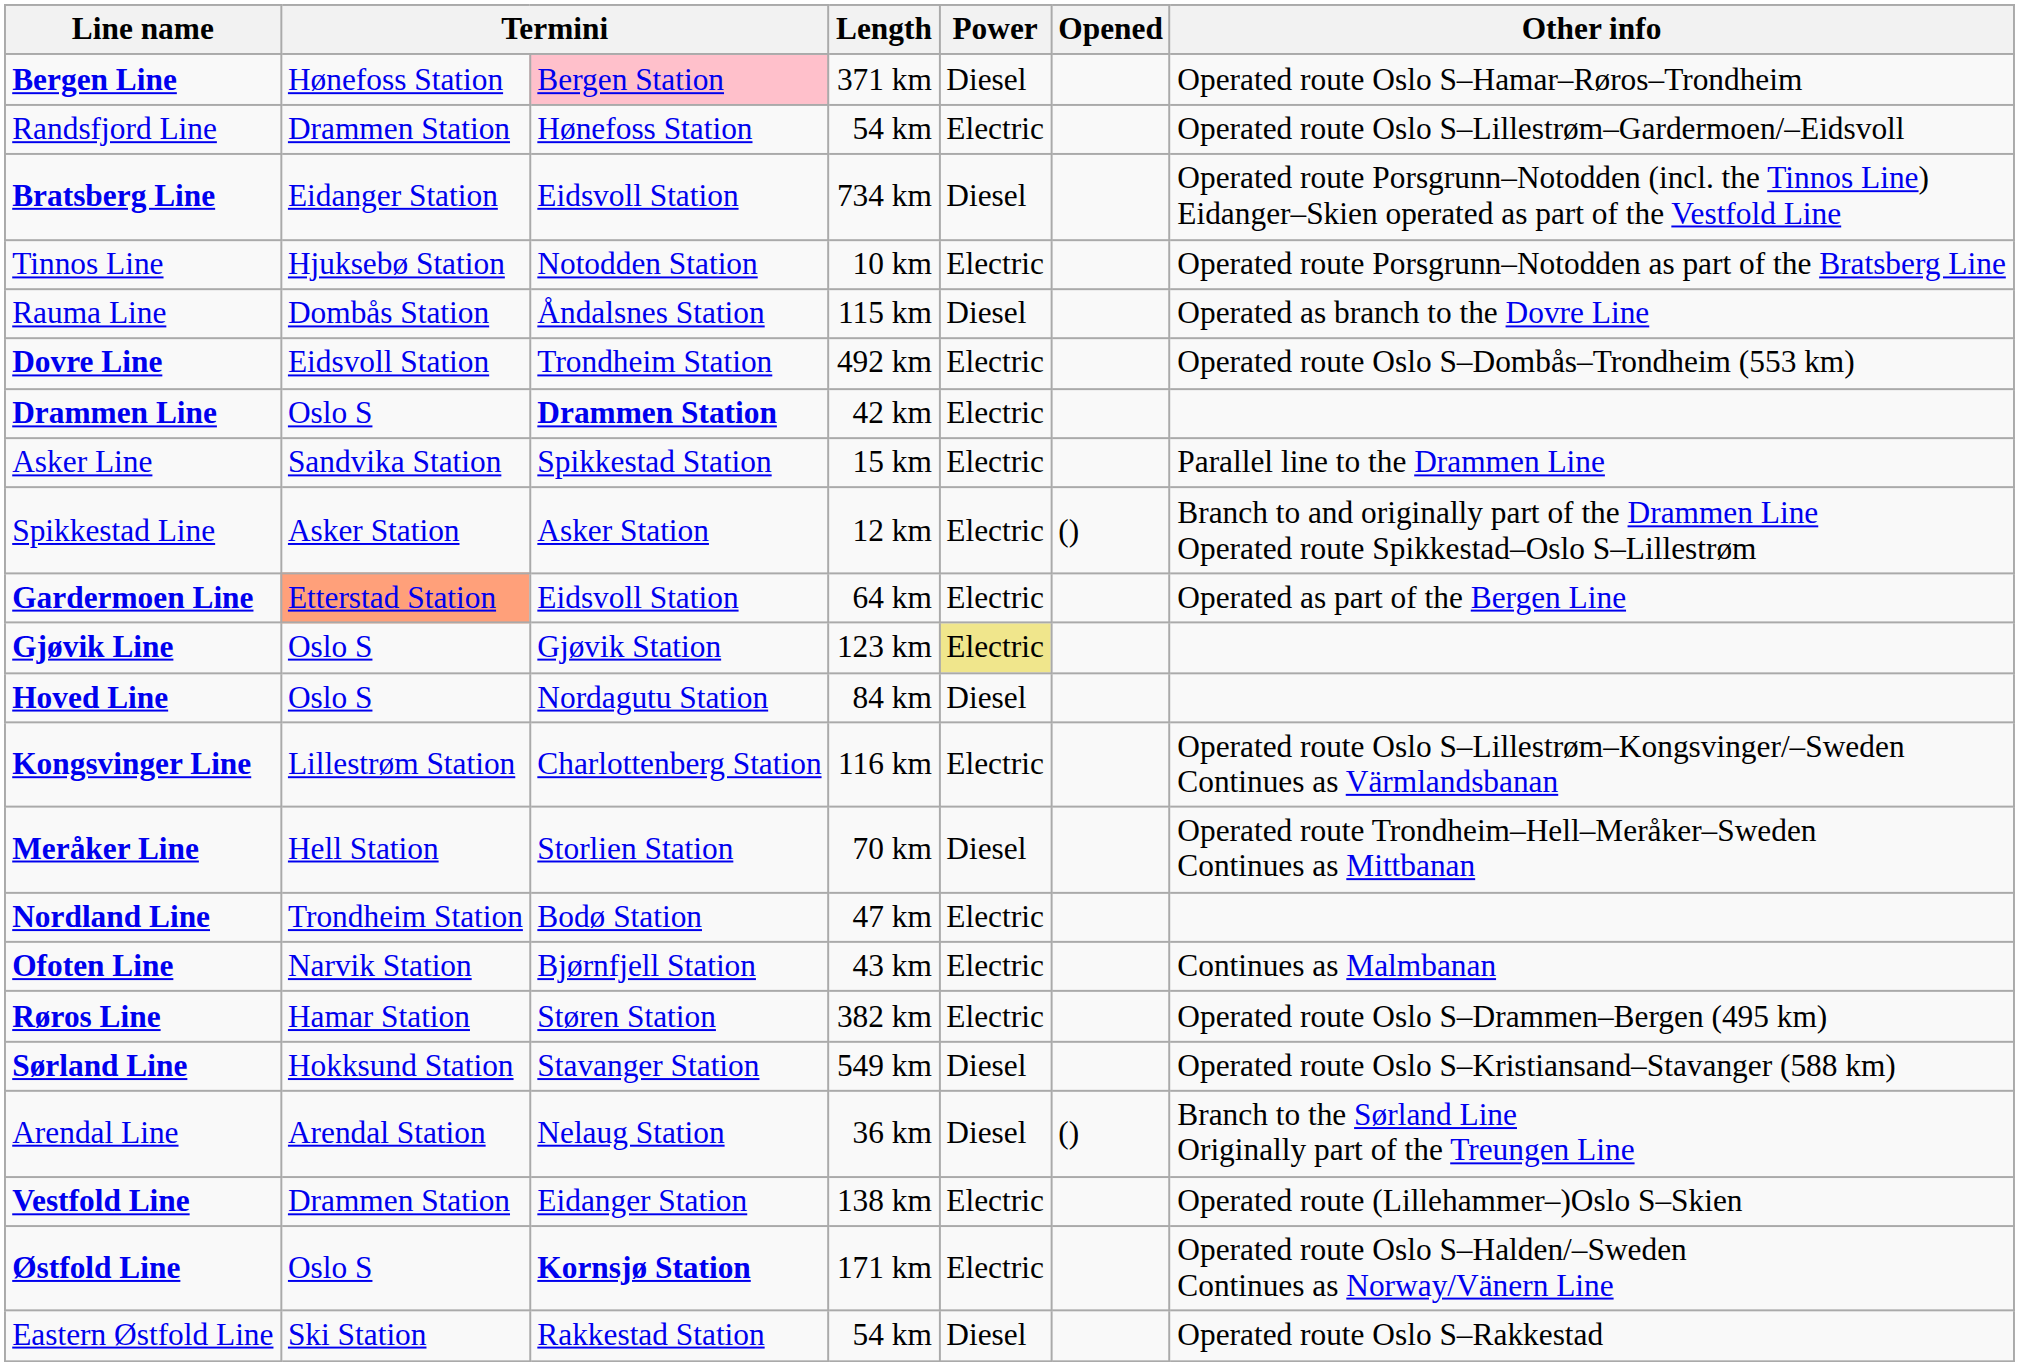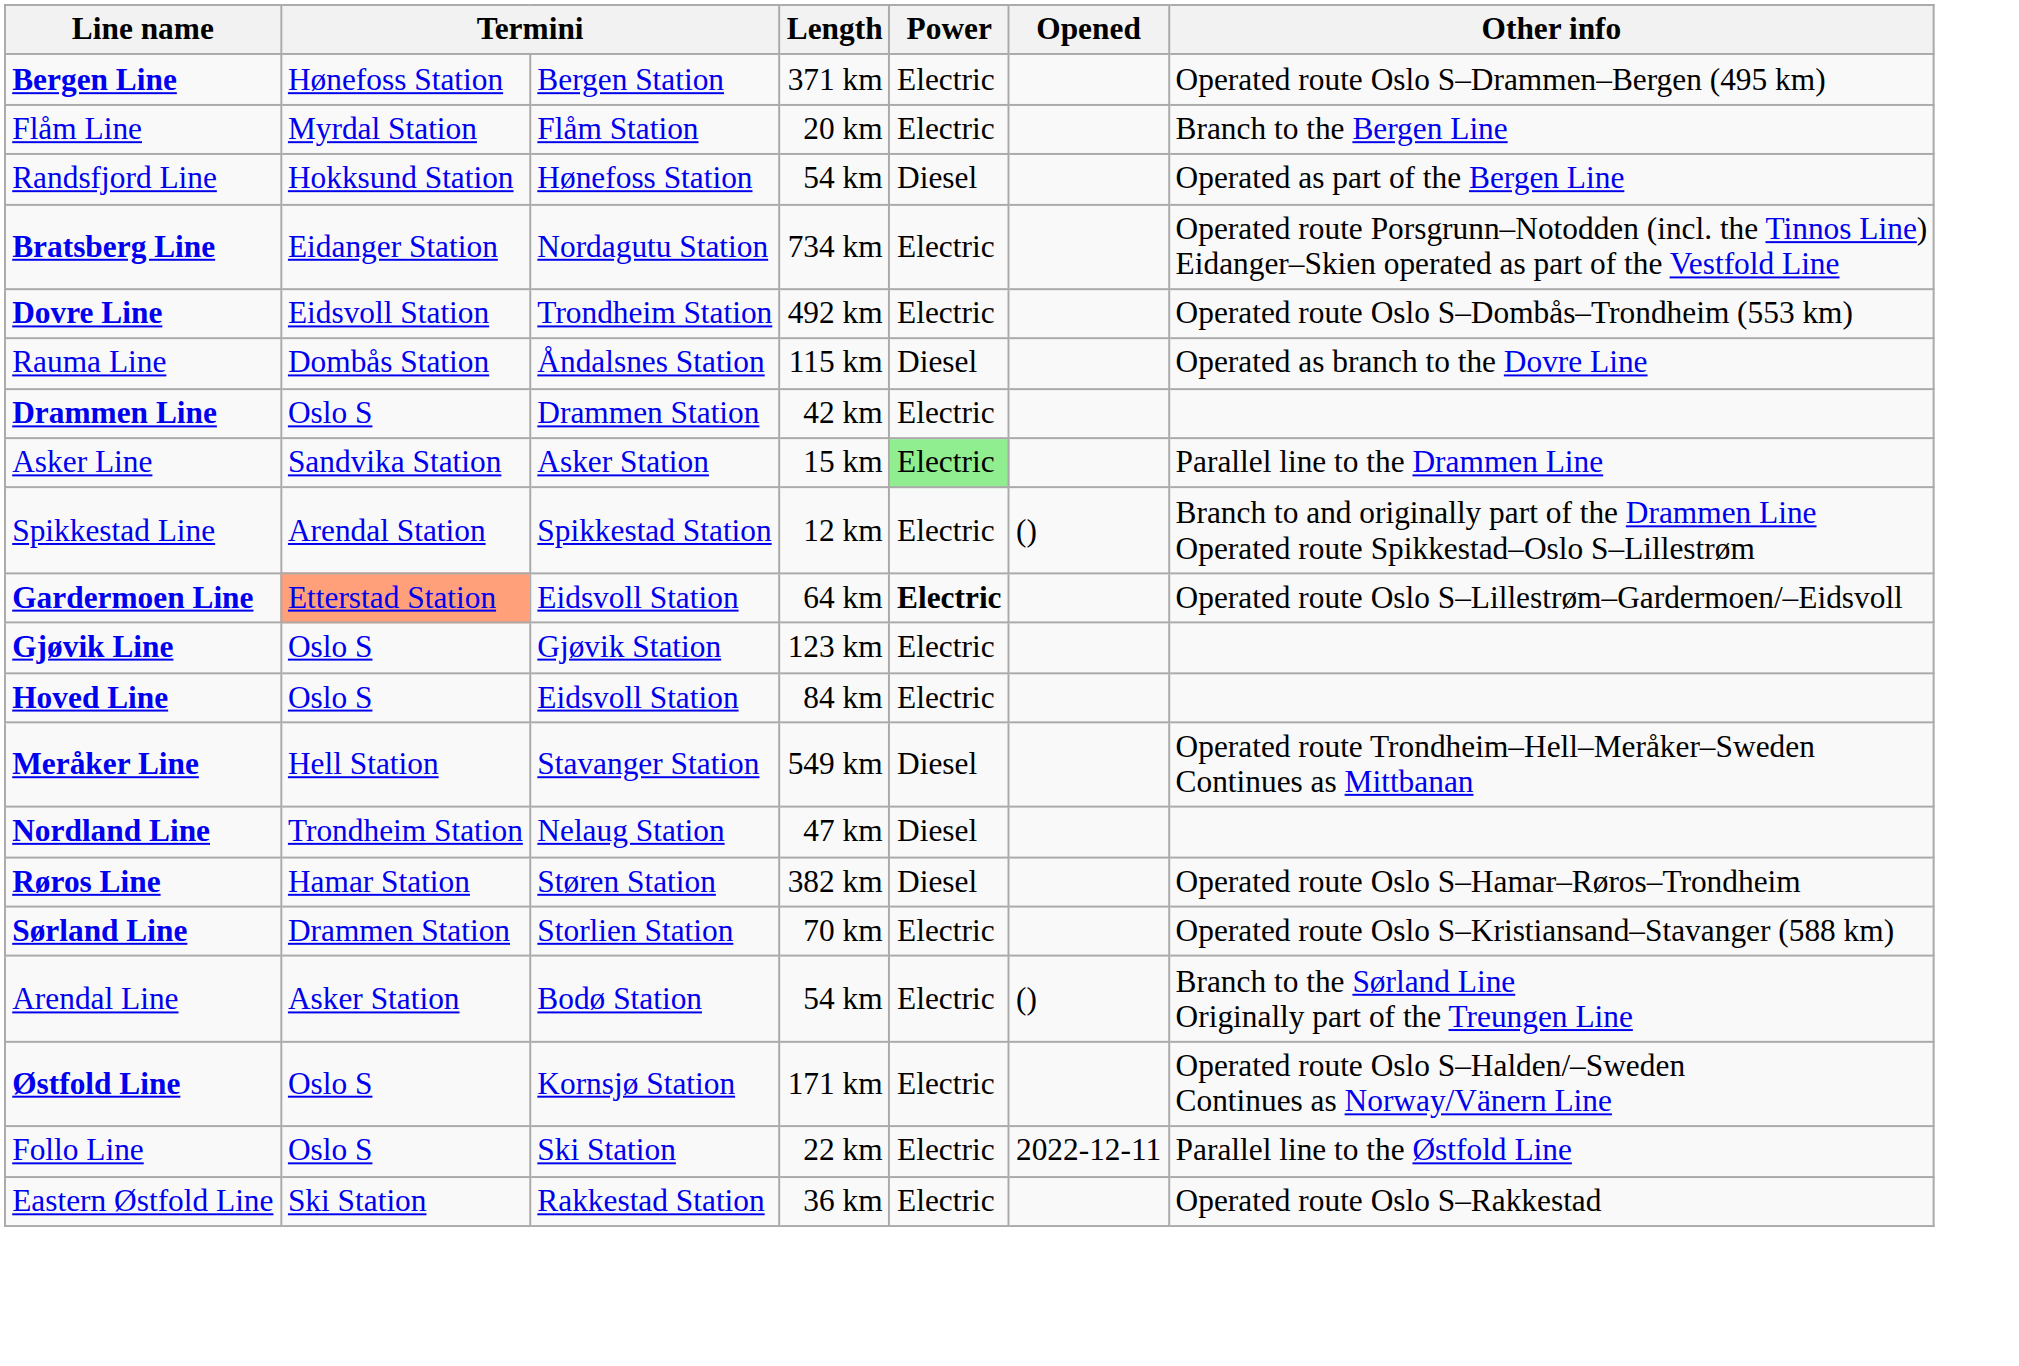(631, 79) pink background -> (631, 79) no background
(986, 79) Diesel -> (946, 79) Electric
(1490, 79) Operated route Oslo S–Hamar–Røros–Trondheim -> (1501, 79) Operated route Oslo S–Drammen–Bergen (495 km)
+ row: (77, 128)
(399, 128) Drammen Station -> (401, 178) Hokksund Station
(995, 128) Electric -> (937, 178) Diesel
(1541, 128) Operated route Oslo S–Lillestrøm–Gardermoen/–Eidsvoll -> (1400, 178) Operated as part of the Bergen Line
(638, 196) Eidsvoll Station -> (653, 245) Nordagutu Station
(986, 196) Diesel -> (946, 245) Electric
- row: (88, 263)
rows swapped: (87, 363) <-> (89, 313)
(657, 412) bold -> (648, 412) normal
(655, 462) Spikkestad Station -> (623, 462) Asker Station
(995, 462) no background -> (946, 462) lightgreen background
(374, 529) Asker Station -> (387, 529) Arendal Station
(623, 529) Asker Station -> (655, 529) Spikkestad Station
(995, 597) normal -> (949, 597) bold
(1402, 597) Operated as part of the Bergen Line -> (1539, 597) Operated route Oslo S–Lillestrøm–Gardermoen/–Eidsvoll
(995, 647) khaki background -> (946, 647) no background
(653, 696) Nordagutu Station -> (638, 696) Eidsvoll Station
(986, 696) Diesel -> (946, 696) Electric
- row: (132, 764)
(635, 849) Storlien Station -> (648, 764) Stavanger Station
(892, 849) 70 km -> (835, 764) 549 km
(620, 916) Bodø Station -> (631, 831) Nelaug Station
(995, 916) Electric -> (937, 831) Diesel
- row: (93, 966)
(995, 1015) Electric -> (937, 881) Diesel
(1502, 1015) Operated route Oslo S–Drammen–Bergen (495 km) -> (1488, 881) Operated route Oslo S–Hamar–Røros–Trondheim
(401, 1065) Hokksund Station -> (399, 930) Drammen Station
(648, 1065) Stavanger Station -> (635, 930) Storlien Station
(884, 1065) 549 km -> (843, 930) 70 km
(986, 1065) Diesel -> (946, 930) Electric
(387, 1133) Arendal Station -> (374, 998) Asker Station
(631, 1133) Nelaug Station -> (620, 998) Bodø Station
(892, 1133) 36 km -> (843, 998) 54 km
(986, 1133) Diesel -> (946, 998) Electric
- row: (101, 1200)
(644, 1267) bold -> (636, 1083) normal
+ row: (78, 1150)
(892, 1335) 54 km -> (843, 1200) 36 km
(986, 1335) Diesel -> (946, 1200) Electric
